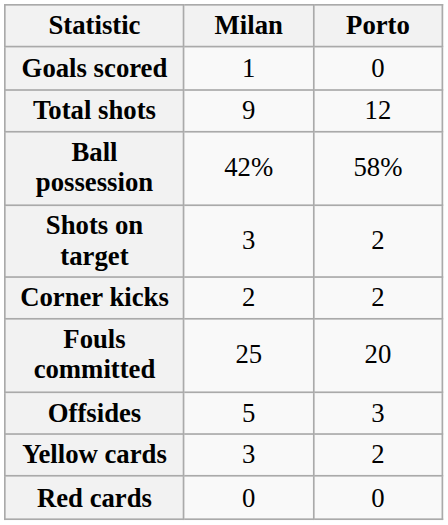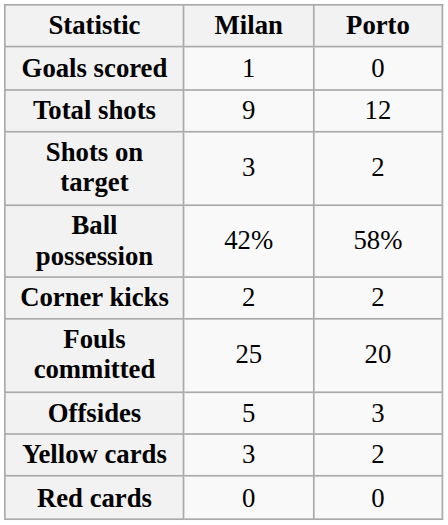rows swapped: (94, 240) <-> (94, 167)
